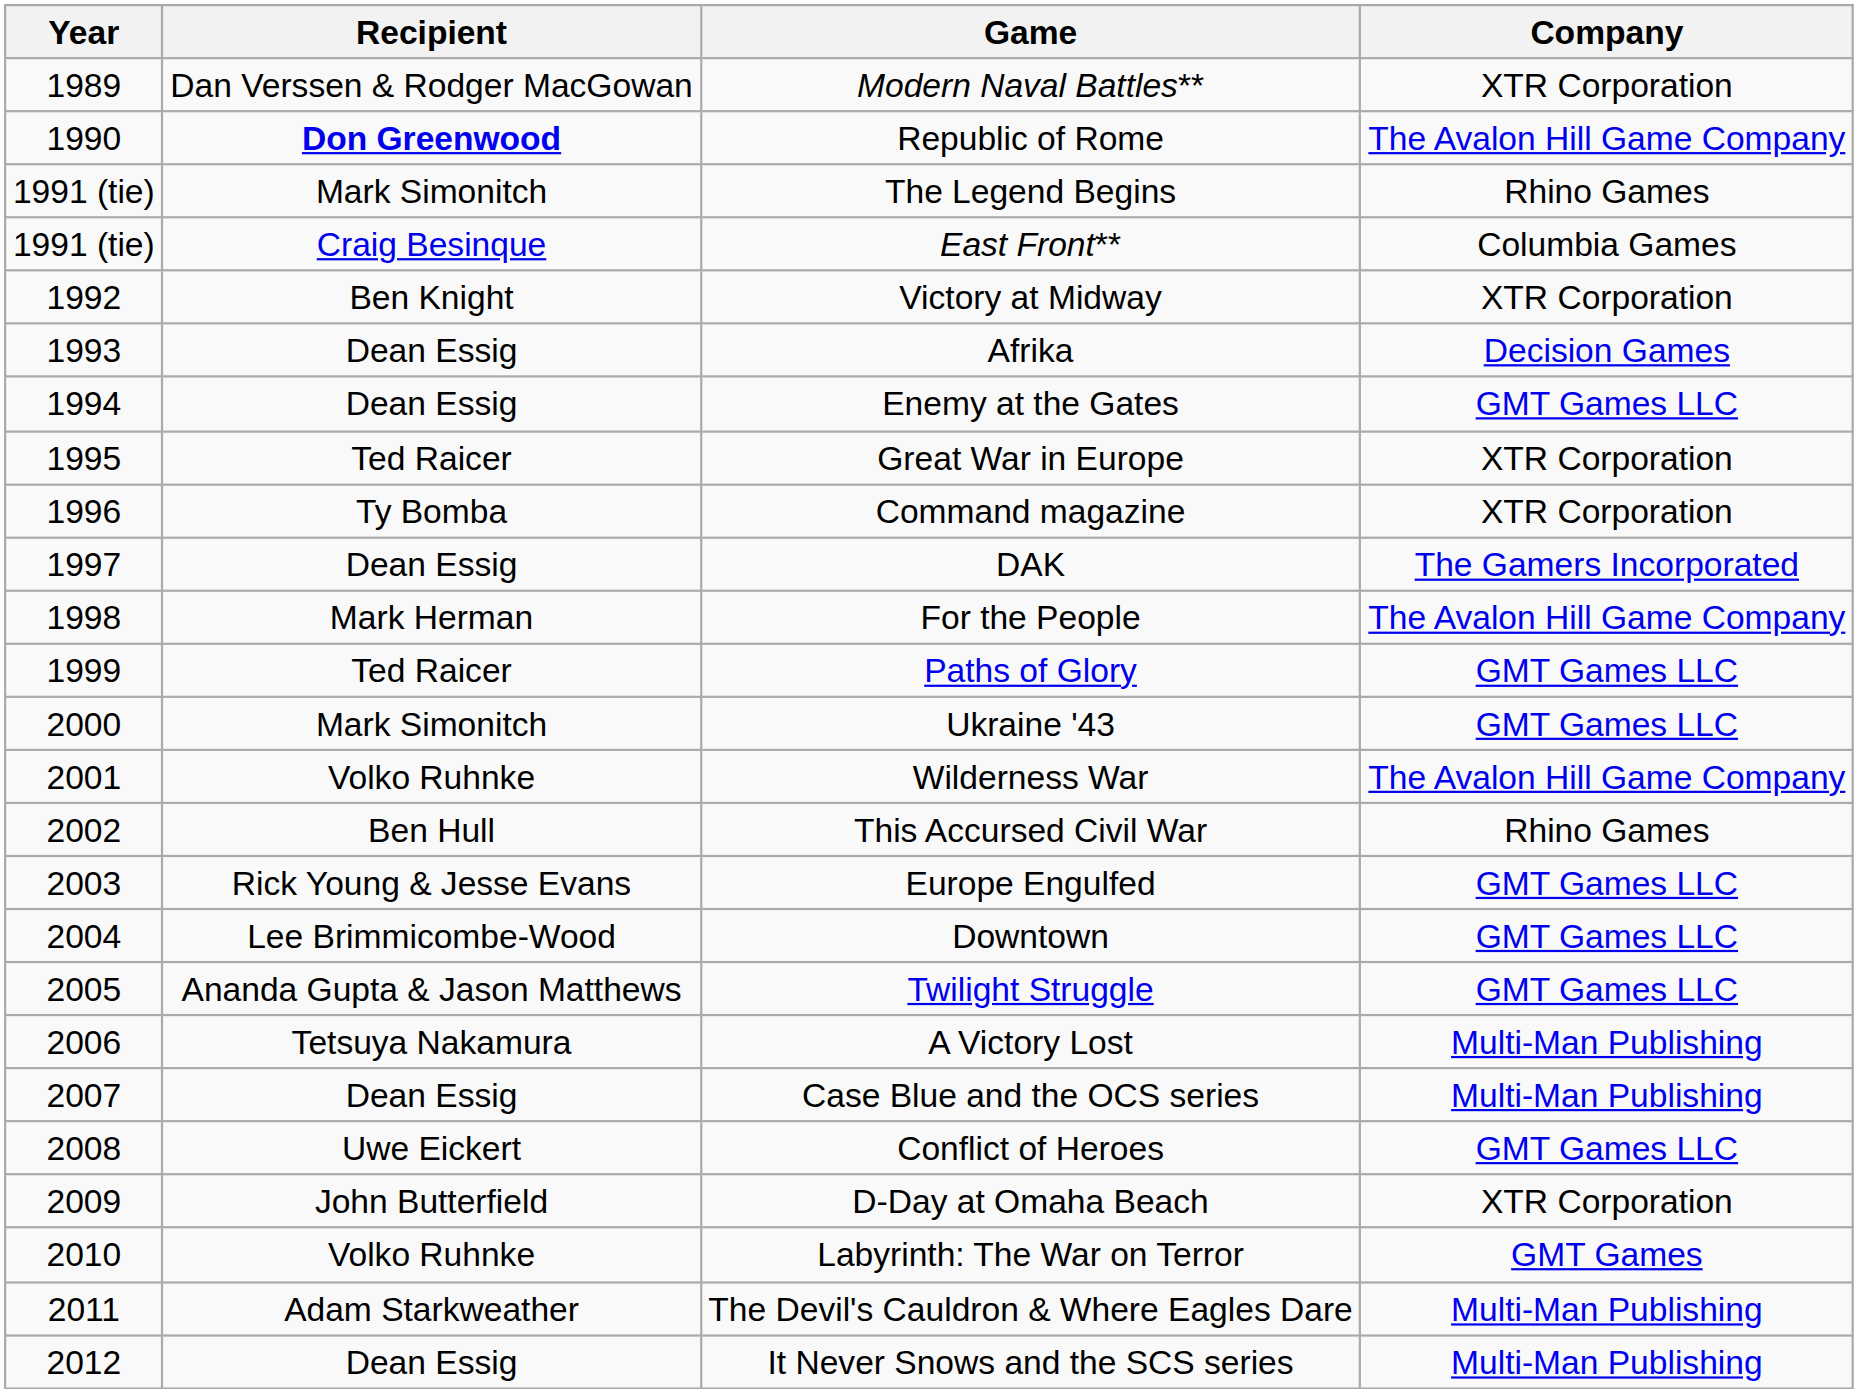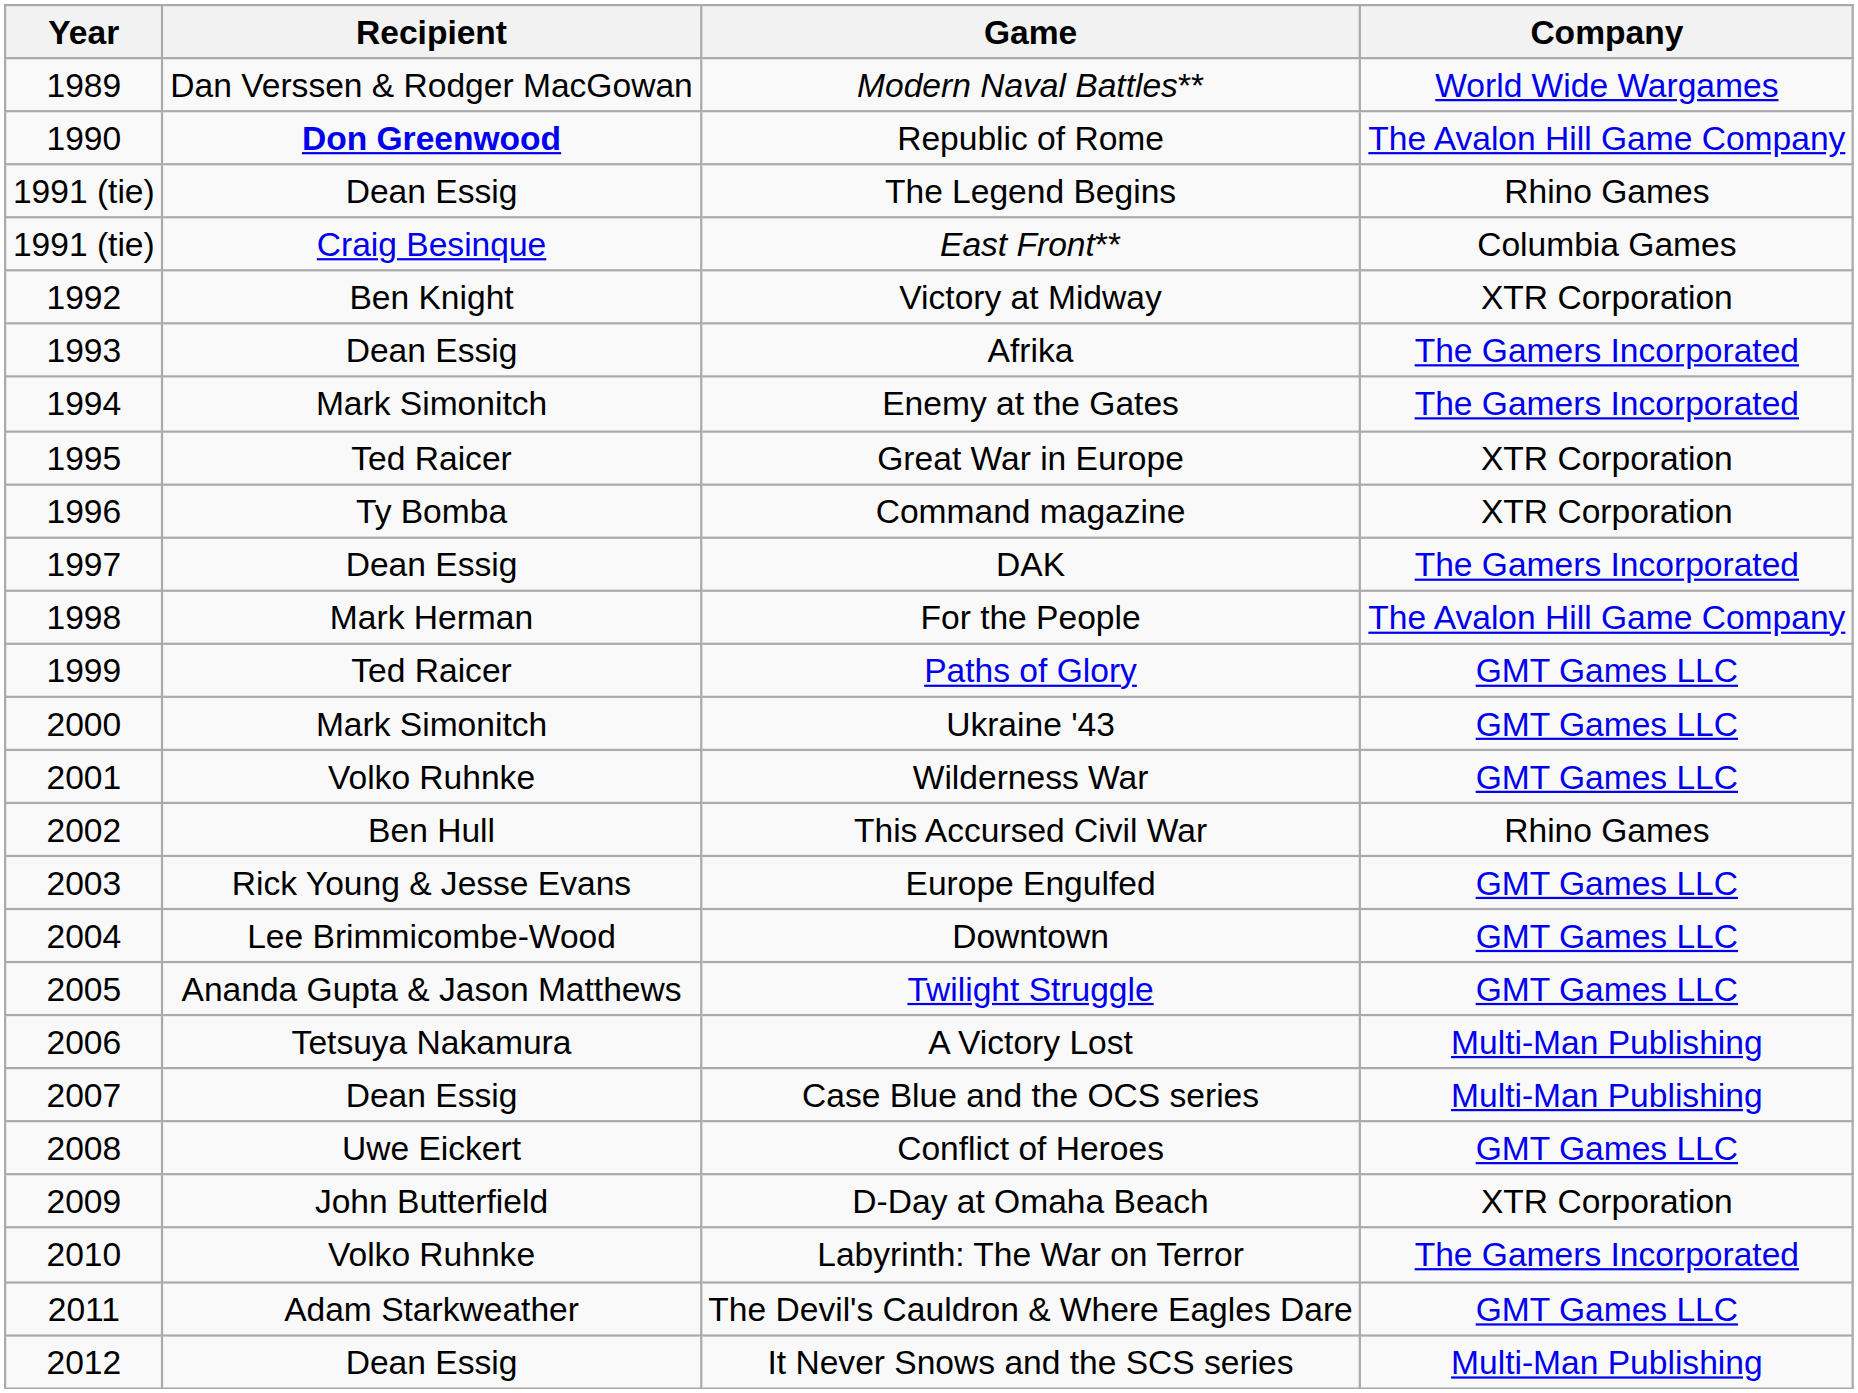(1607, 85) XTR Corporation -> (1607, 85) World Wide Wargames
(432, 191) Mark Simonitch -> (432, 191) Dean Essig
(1607, 351) Decision Games -> (1607, 351) The Gamers Incorporated
(432, 404) Dean Essig -> (432, 404) Mark Simonitch
(1607, 404) GMT Games LLC -> (1607, 404) The Gamers Incorporated
(1607, 776) The Avalon Hill Game Company -> (1607, 776) GMT Games LLC
(1607, 1255) GMT Games -> (1607, 1255) The Gamers Incorporated
(1607, 1308) Multi-Man Publishing -> (1607, 1308) GMT Games LLC
